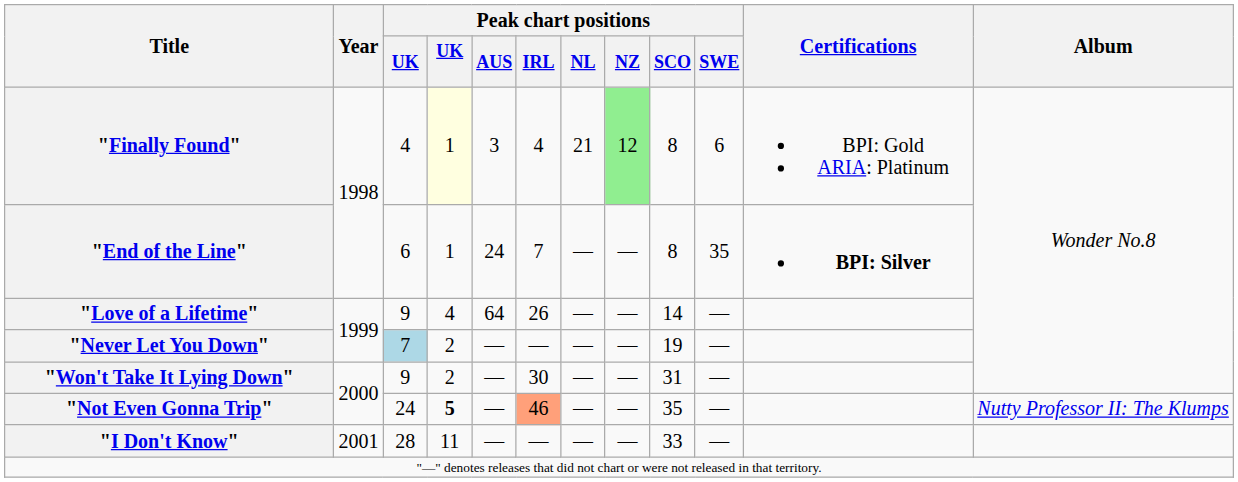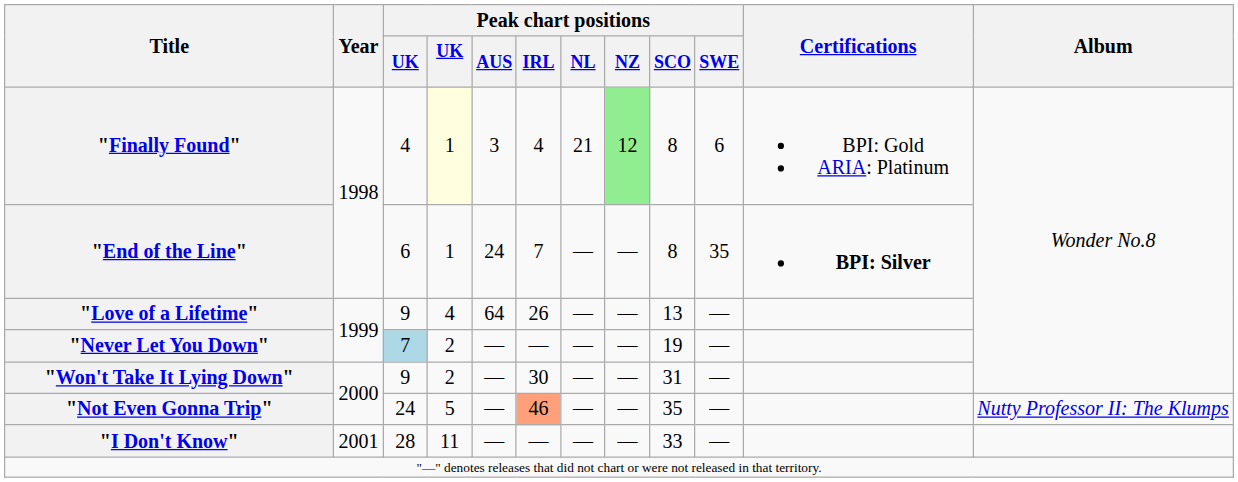(672, 313) 14 -> (672, 313) 13
(450, 409) bold -> (450, 409) normal
